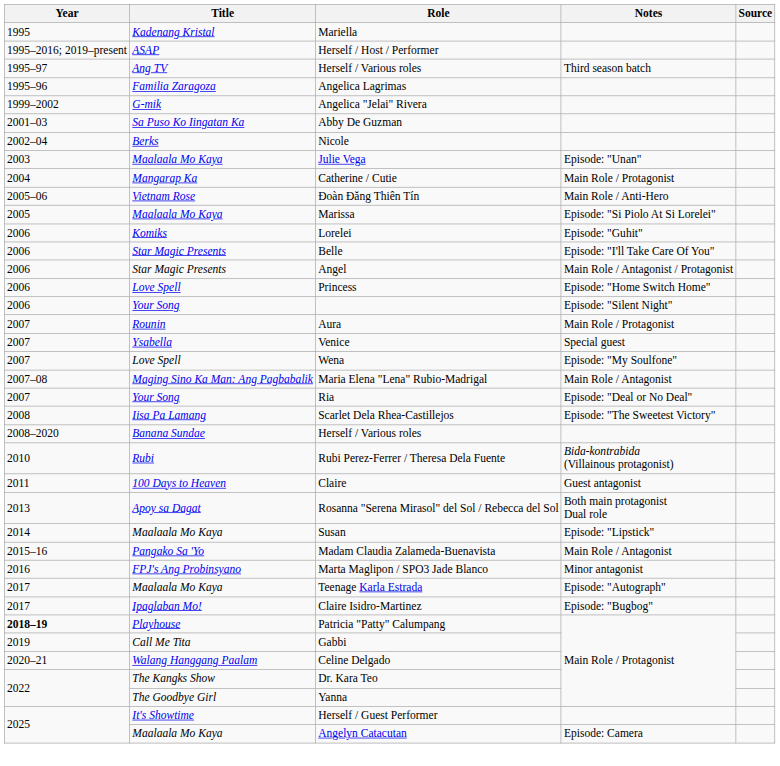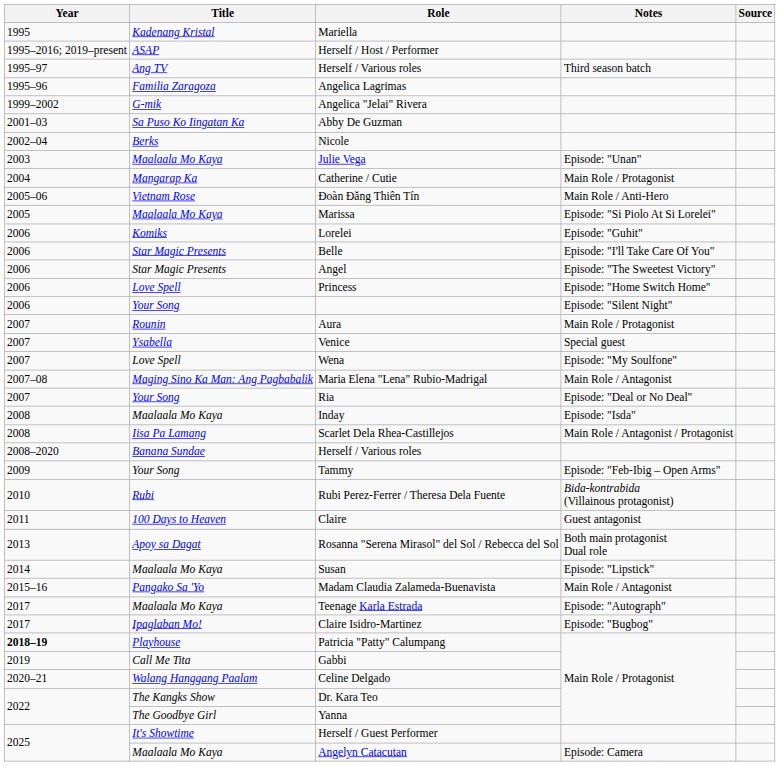(649, 269) Main Role / Antagonist / Protagonist -> (640, 269) Episode: "The Sweetest Victory"
+ row: (177, 415)
(640, 415) Episode: "The Sweetest Victory" -> (649, 433) Main Role / Antagonist / Protagonist
+ row: (156, 470)
- row: (187, 569)
